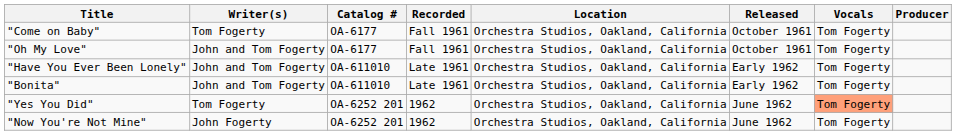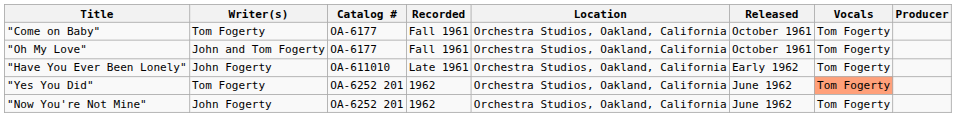(258, 67) John and Tom Fogerty -> (232, 67) John Fogerty
- row: (34, 85)
